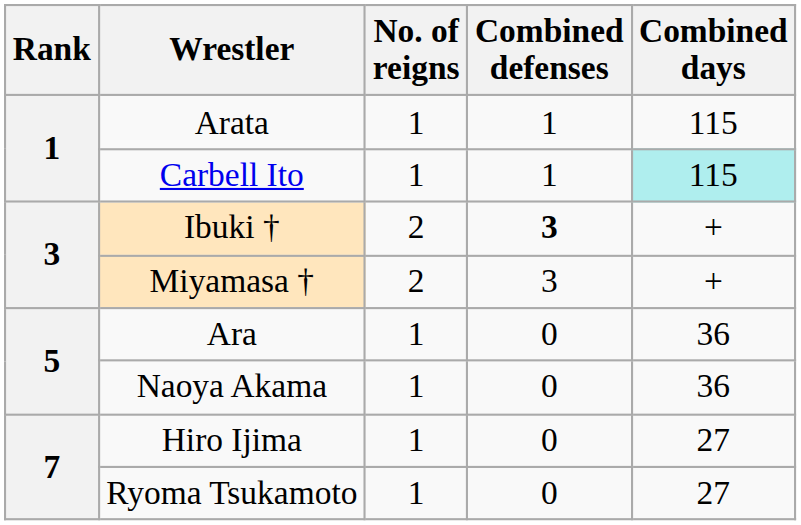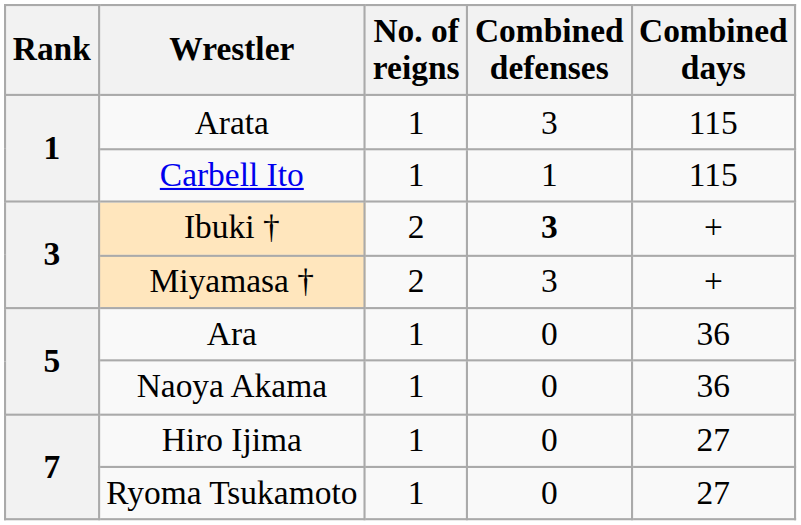(549, 121) 1 -> (549, 121) 3
(713, 174) paleturquoise background -> (713, 174) no background
